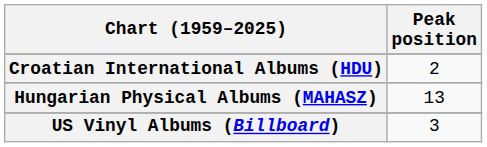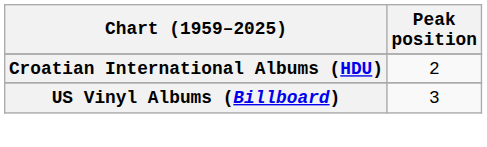- row: (196, 98)
